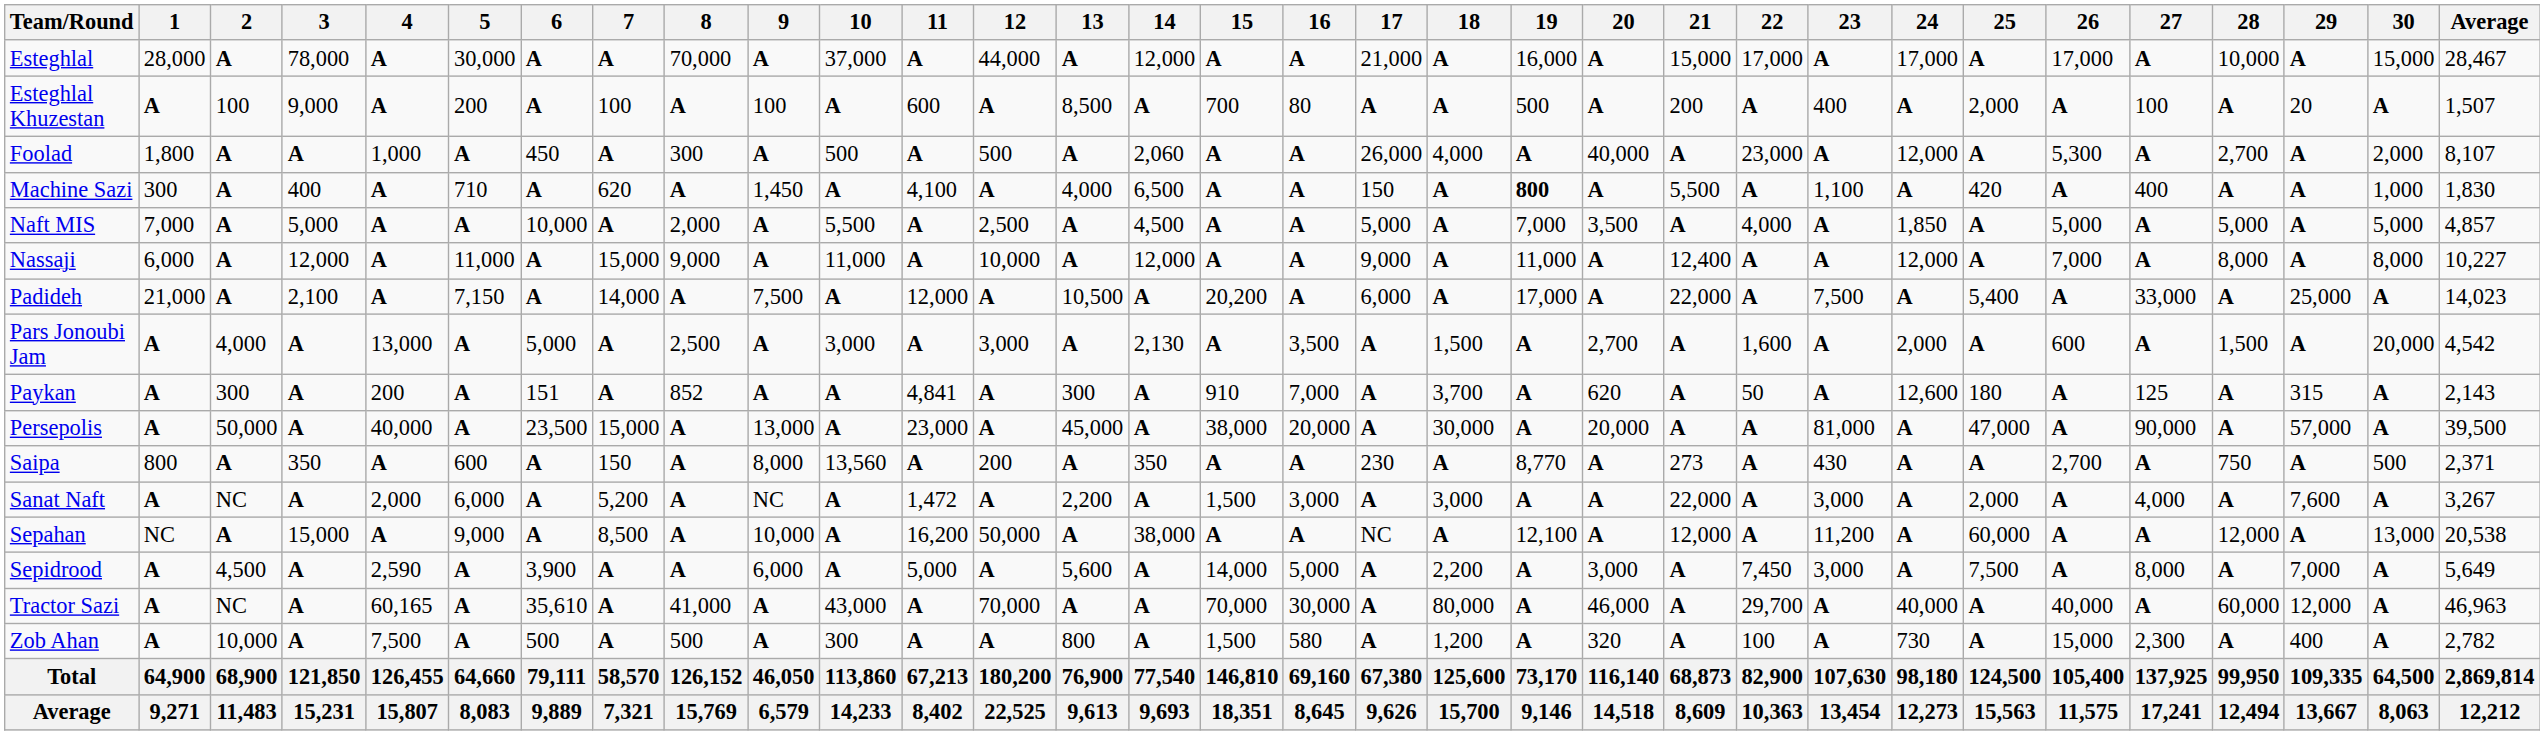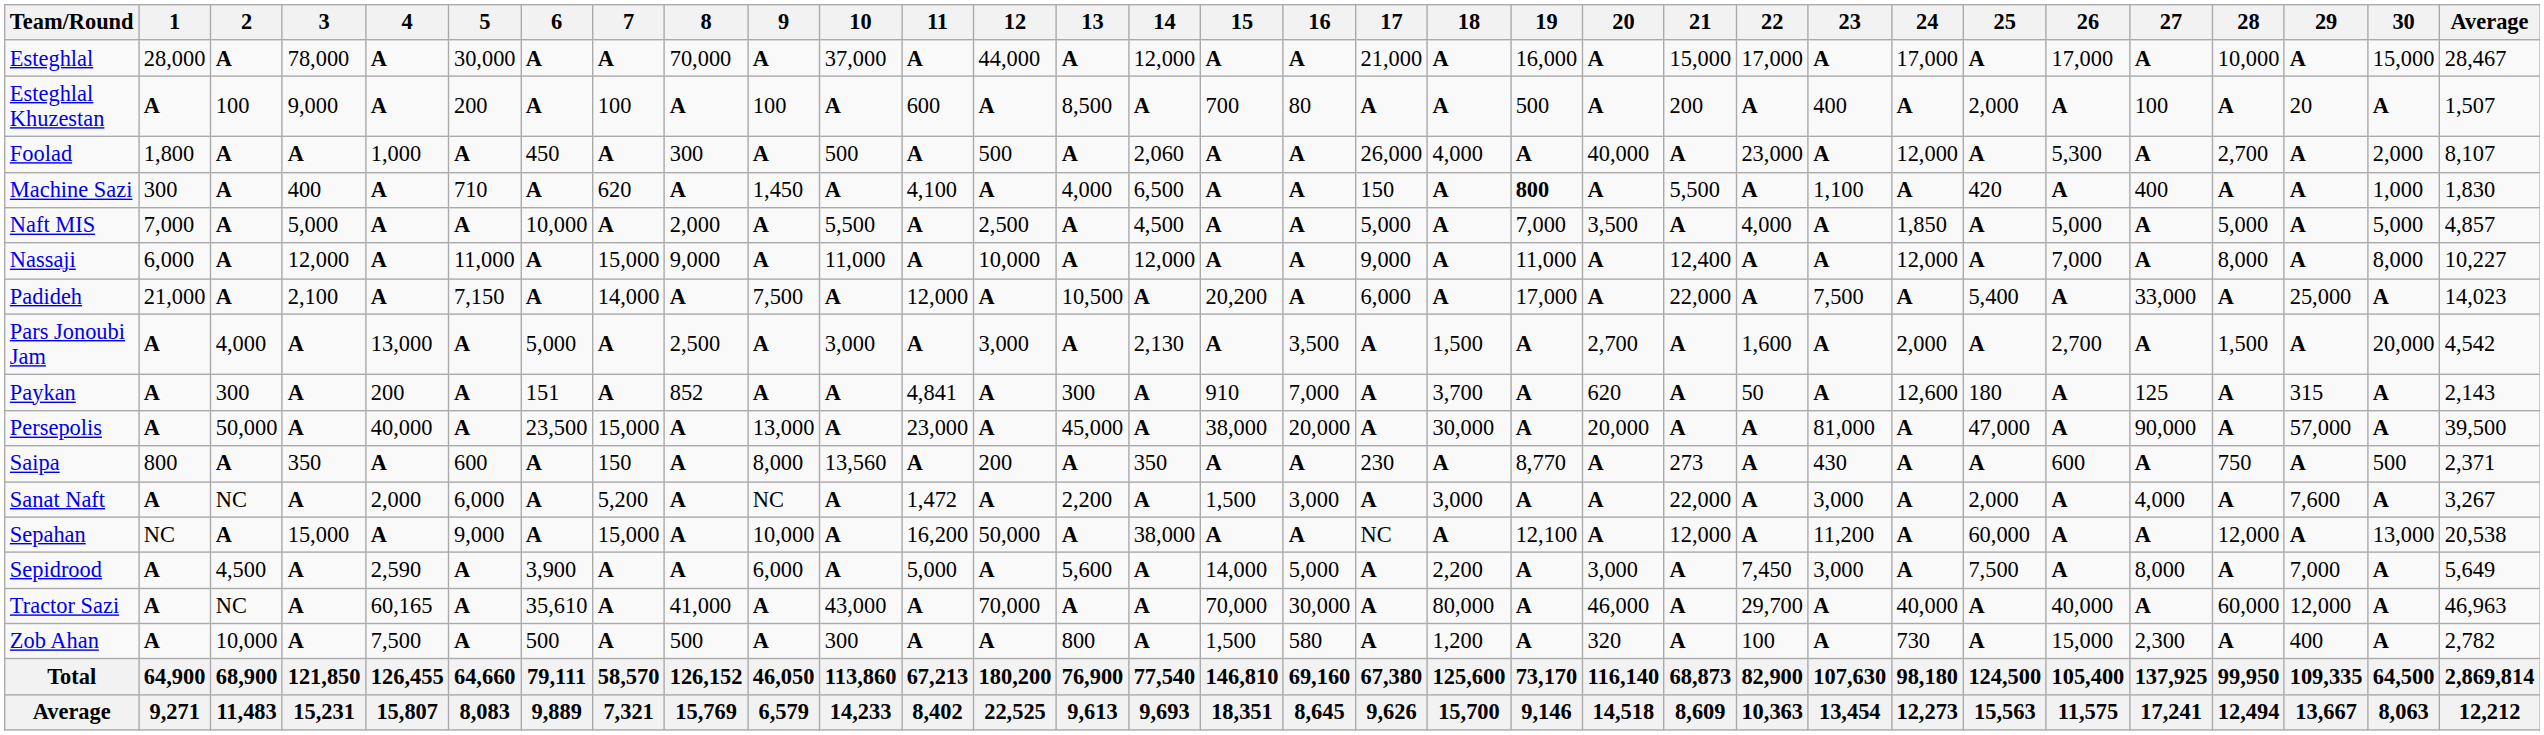(2068, 344) 600 -> (2077, 344) 2,700
(2077, 463) 2,700 -> (2068, 463) 600
(623, 534) 8,500 -> (629, 534) 15,000
